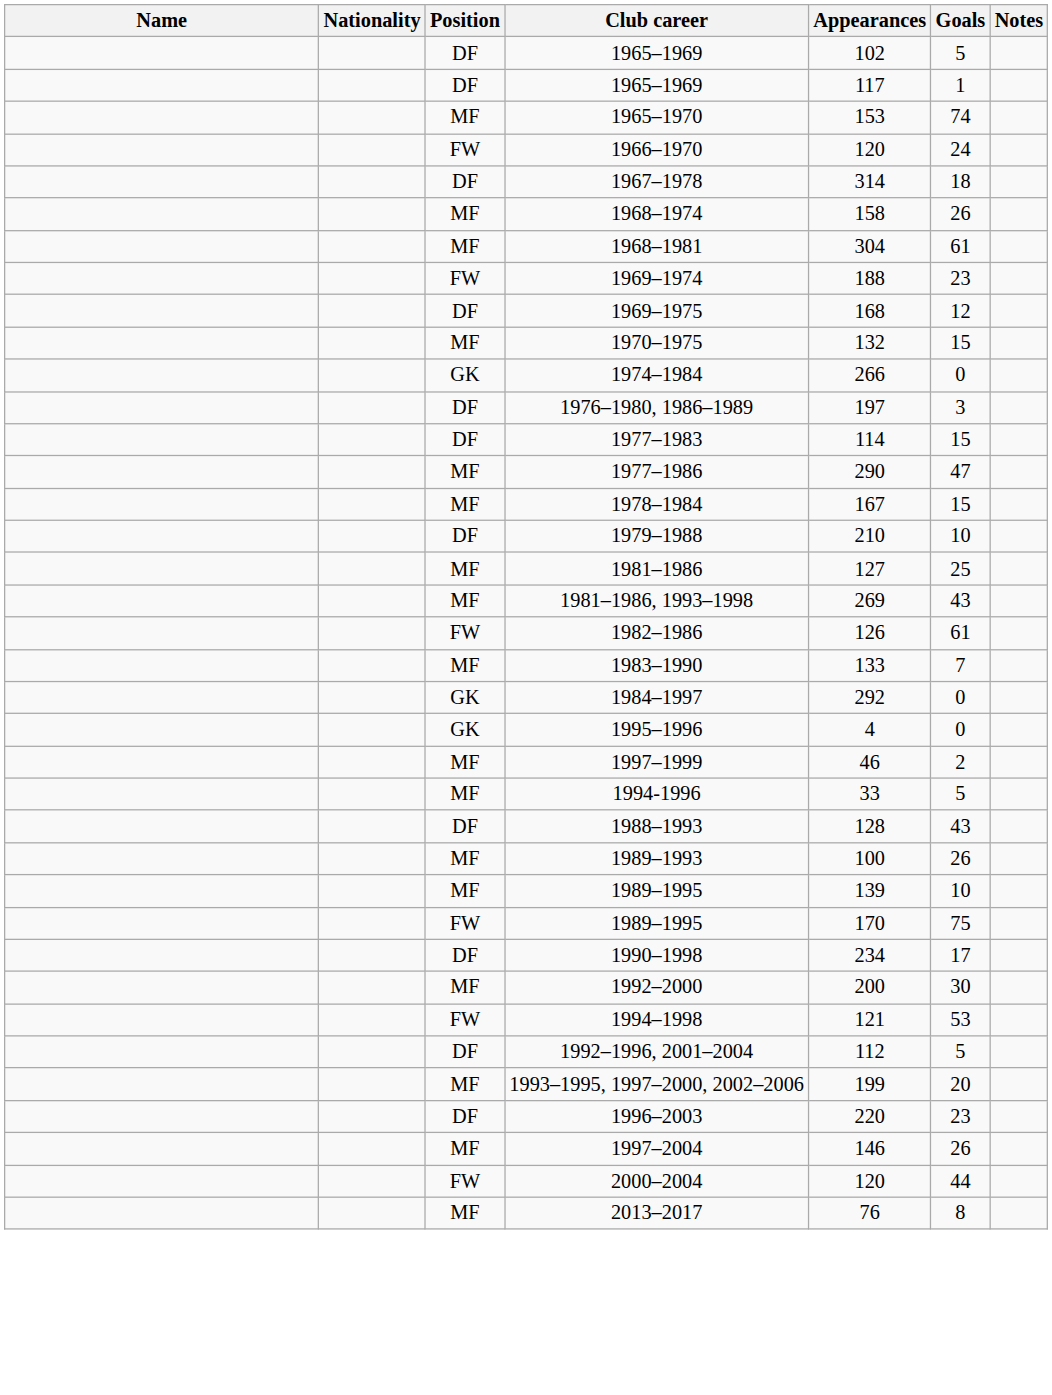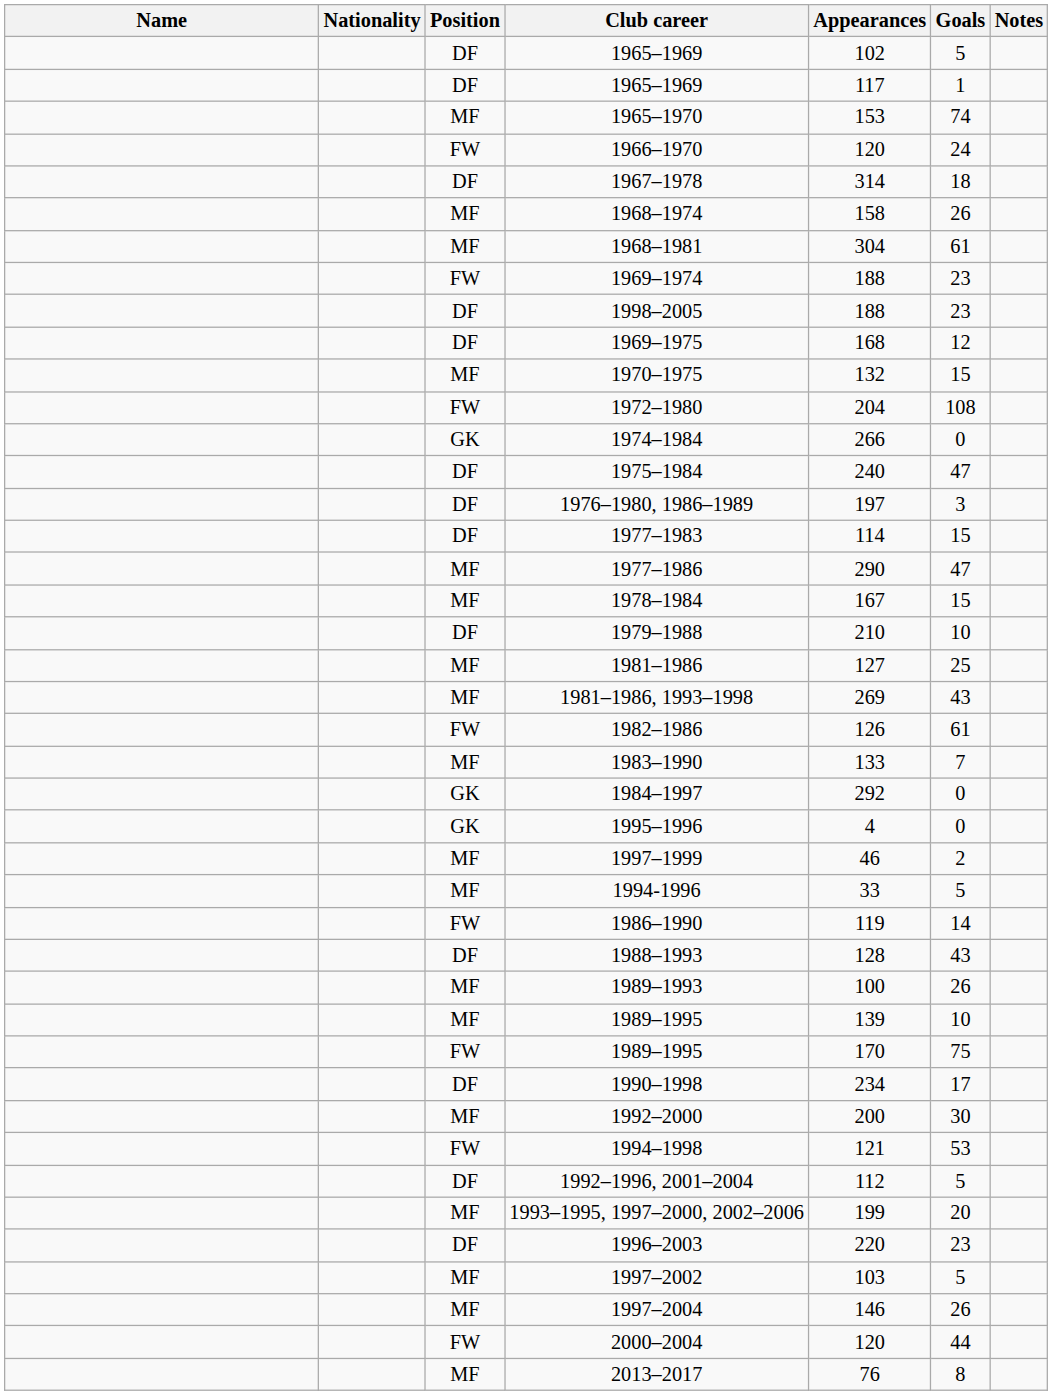+ row: (465, 310)
+ row: (465, 407)
+ row: (465, 471)
+ row: (465, 922)
+ row: (465, 1277)
